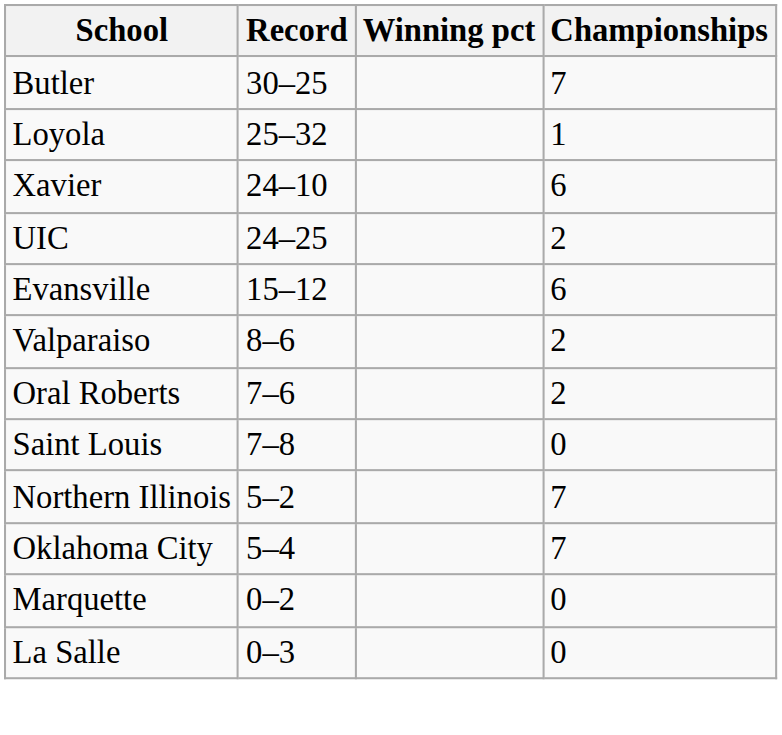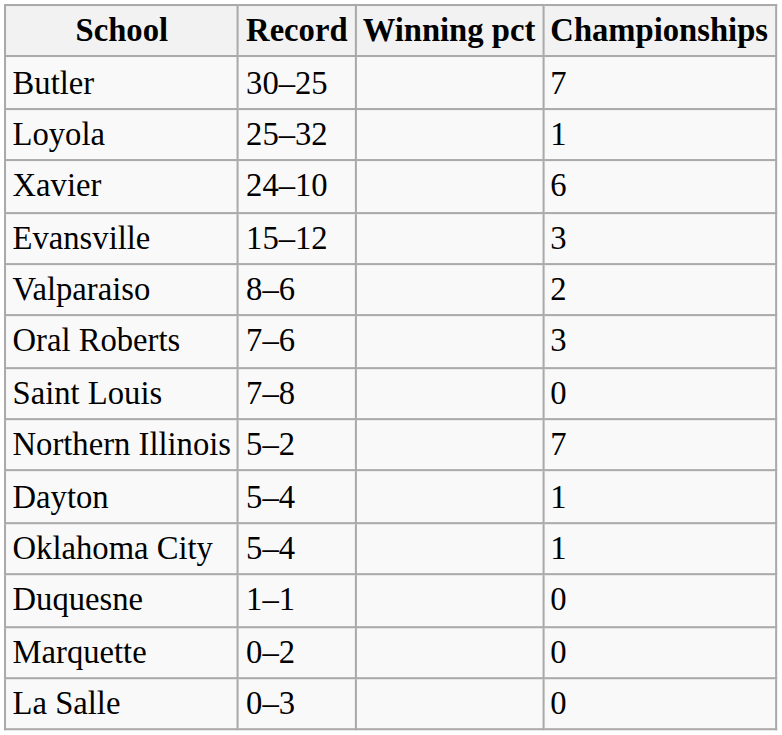- row: (41, 237)
(558, 289) 6 -> (558, 237) 3
(558, 392) 2 -> (558, 340) 3
+ row: (61, 496)
(558, 548) 7 -> (558, 548) 1
+ row: (78, 599)
